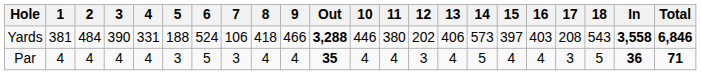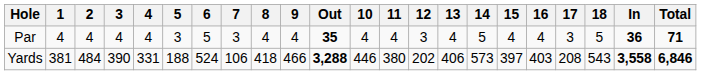rows swapped: (25, 37) <-> (25, 59)
